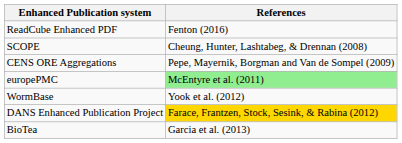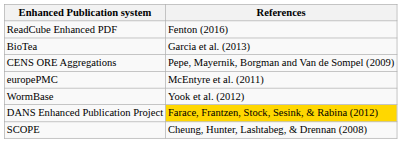rows swapped: (23, 46) <-> (22, 130)
(216, 79) lightgreen background -> (216, 79) no background
